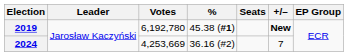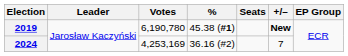(163, 28) 6,192,780 -> (163, 28) 6,190,780
(163, 43) 4,253,669 -> (163, 43) 4,253,169
